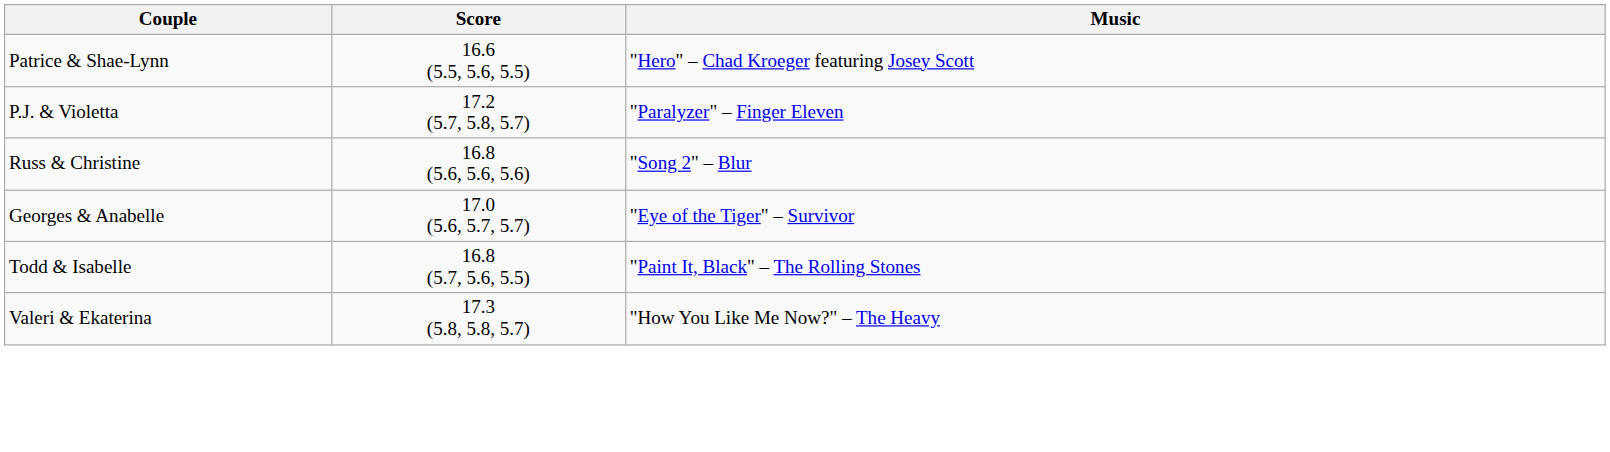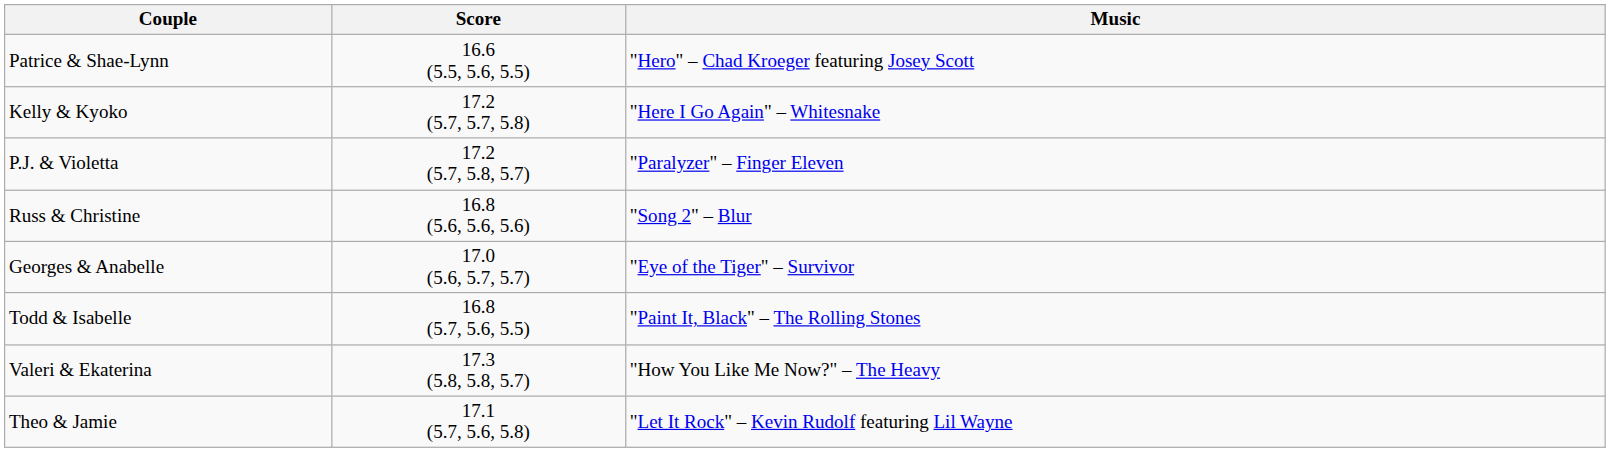+ row: (68, 112)
+ row: (63, 421)
